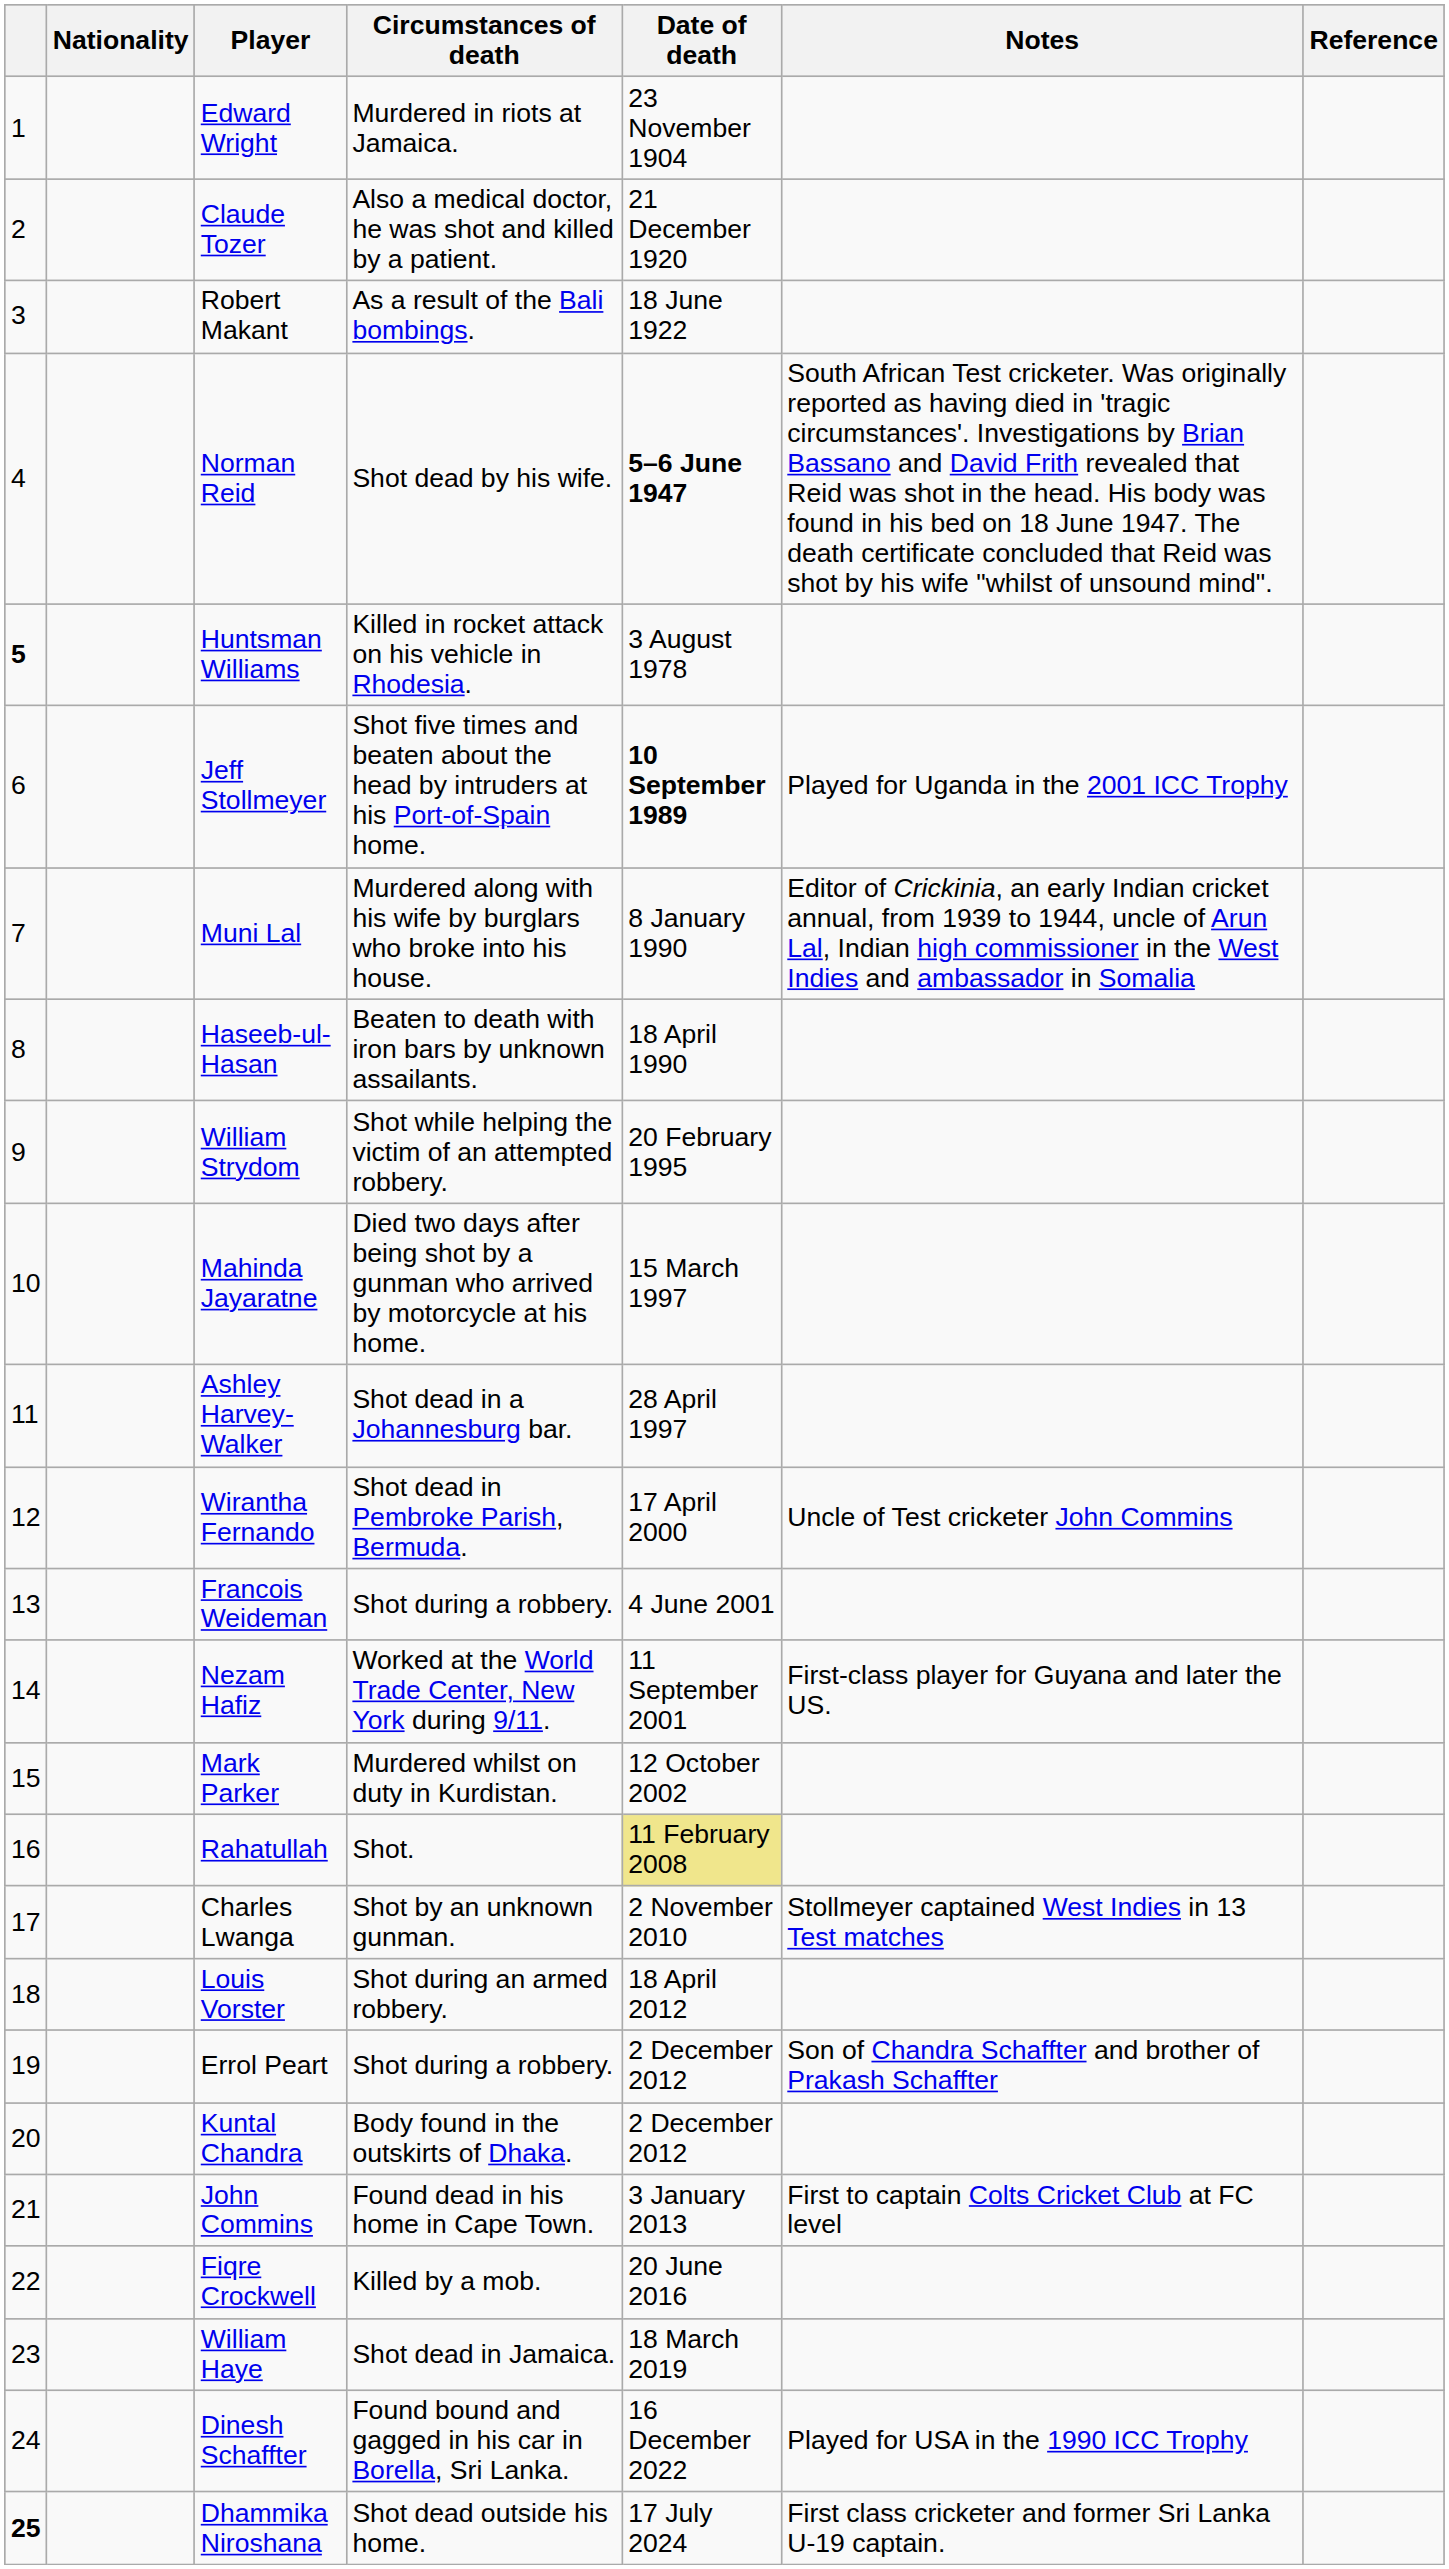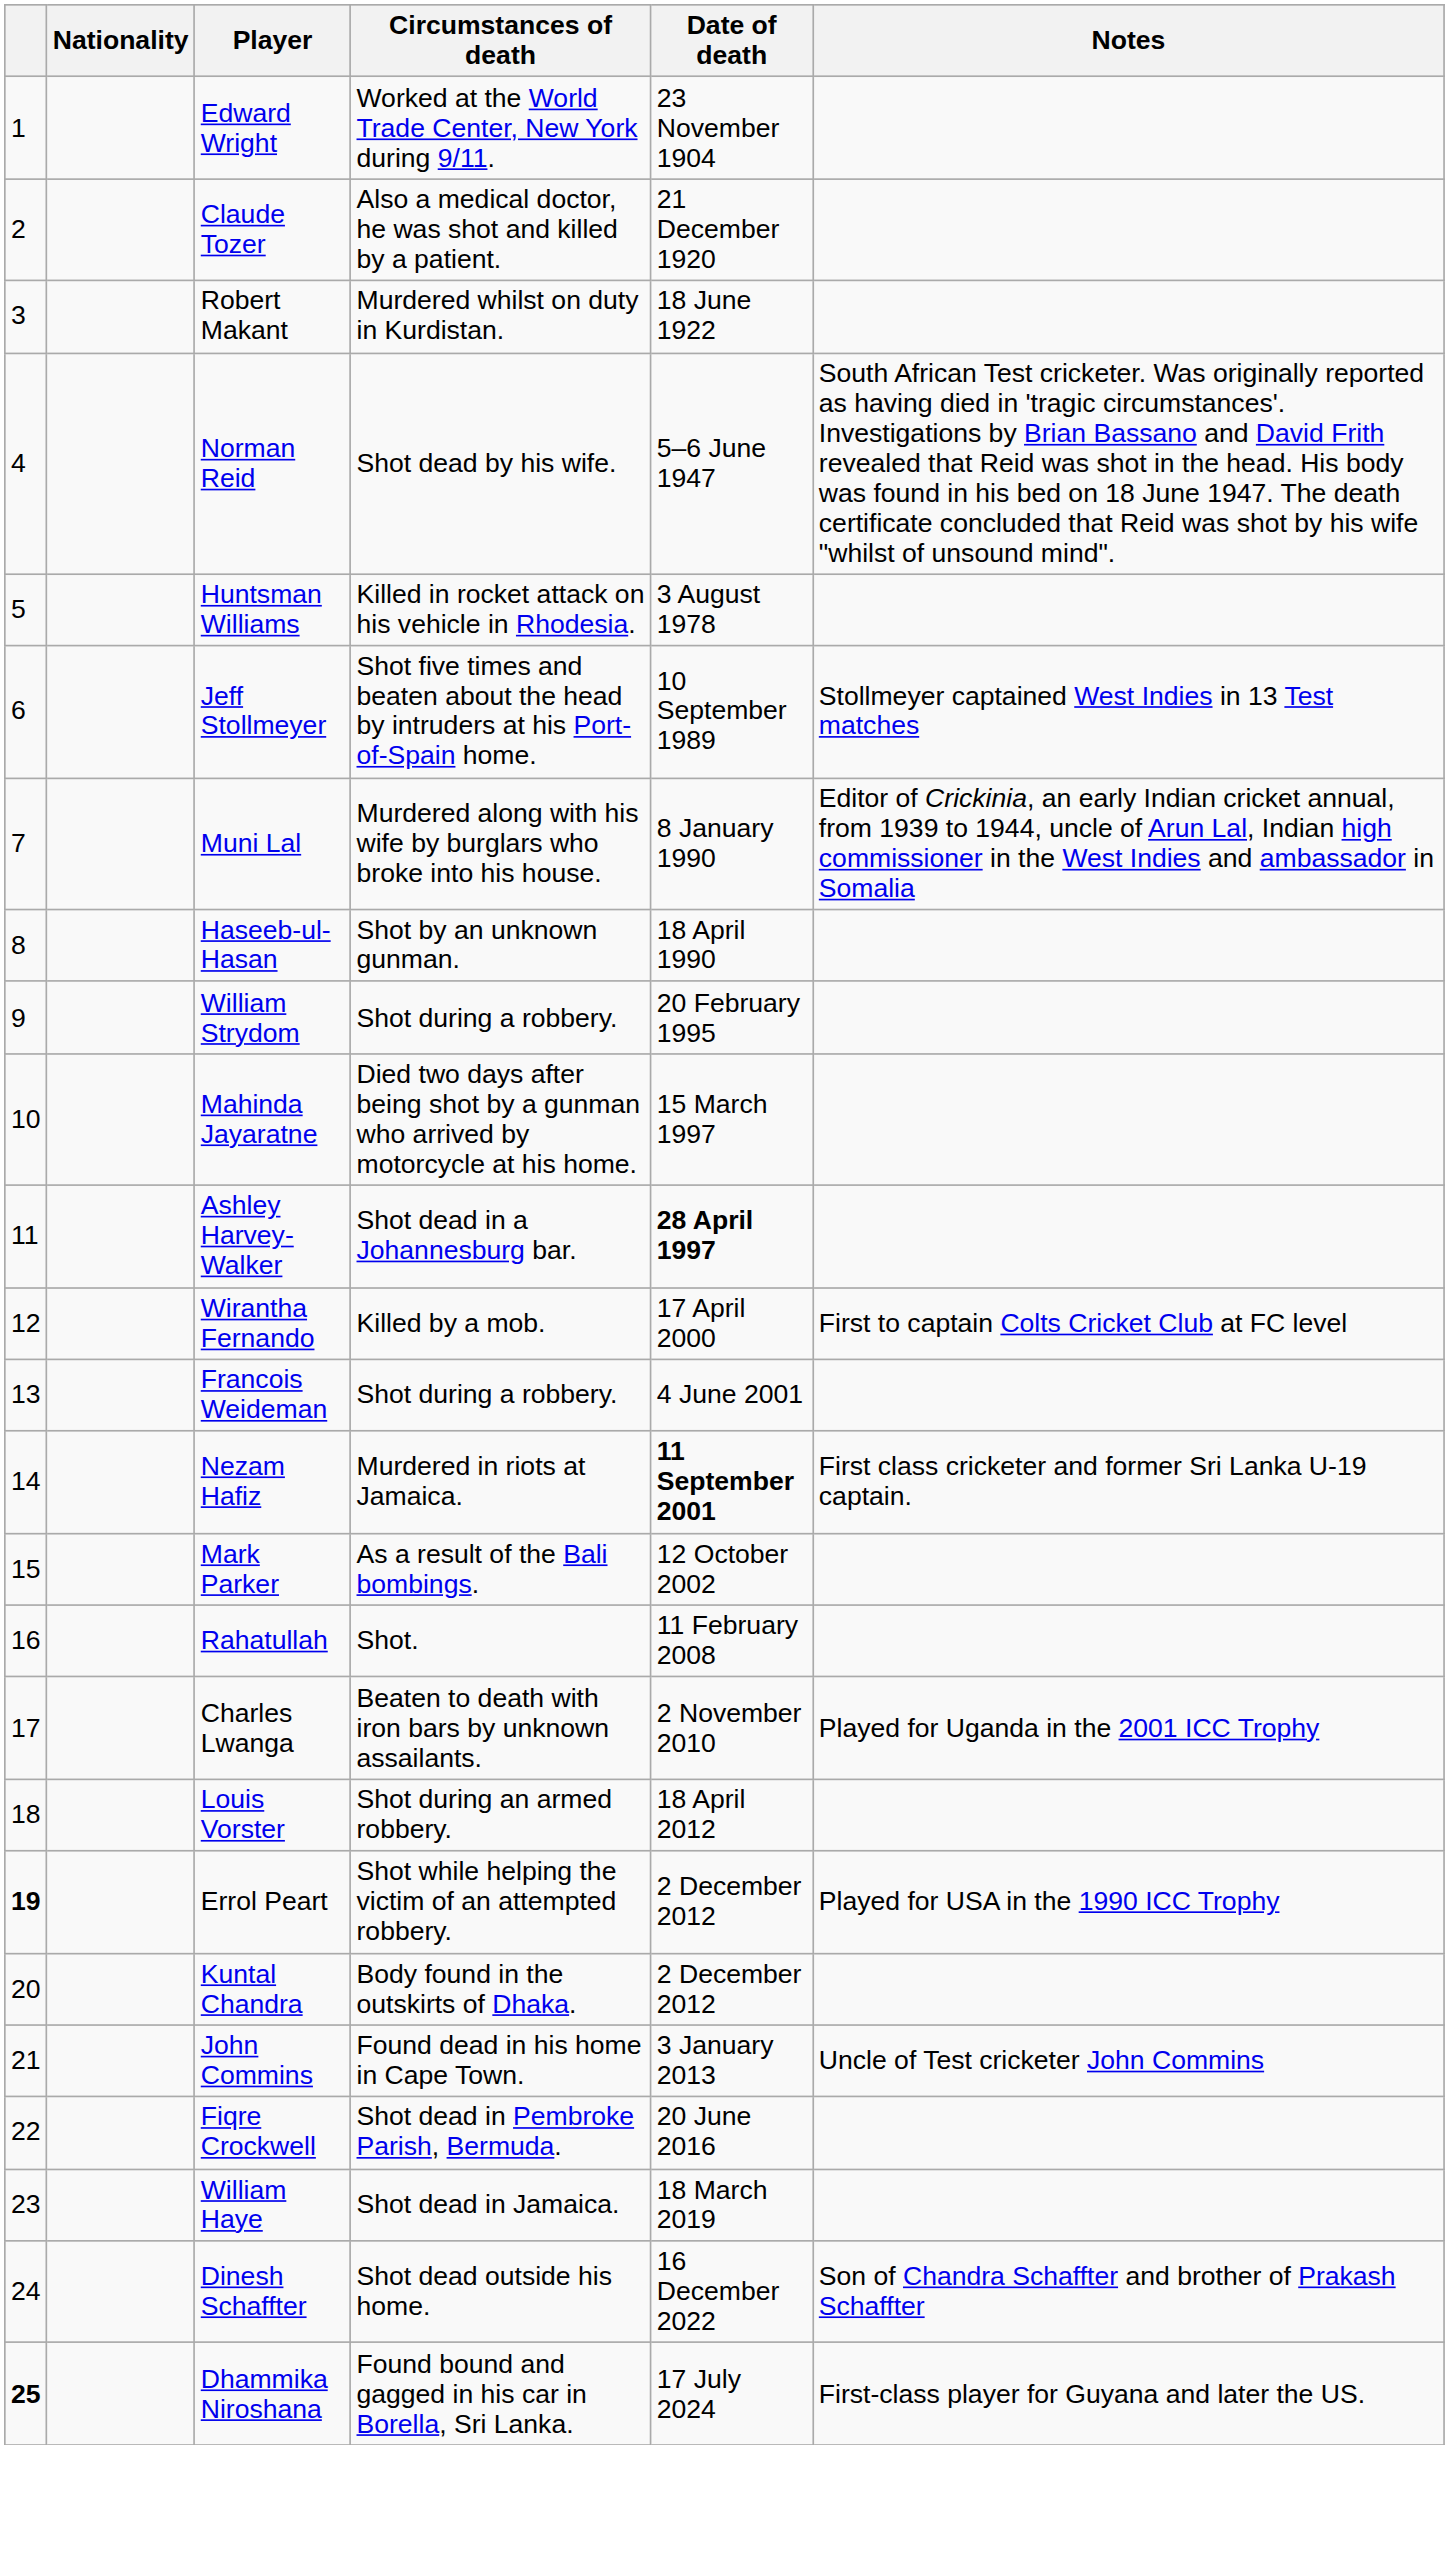- column: (1374, 40)
(467, 127) Murdered in riots at Jamaica. -> (497, 127) Worked at the World Trade Center, New York during 9/11.
(478, 316) As a result of the Bali bombings. -> (497, 316) Murdered whilst on duty in Kurdistan.
(685, 477) bold -> (711, 462) normal
(18, 654) bold -> (18, 609) normal
(697, 786) bold -> (722, 711) normal
(1038, 786) Played for Uganda in the 2001 ICC Trophy -> (1076, 711) Stollmeyer captained West Indies in 13 Test matches
(479, 1049) Beaten to death with iron bars by unknown assailants. -> (477, 945) Shot by an unknown gunman.
(482, 1151) Shot while helping the victim of an attempted robbery. -> (487, 1017) Shot during a robbery.
(673, 1415) normal -> (705, 1235) bold
(458, 1517) Shot dead in Pembroke Parish, Bermuda. -> (451, 1322) Killed by a mob.
(1010, 1517) Uncle of Test cricketer John Commins -> (1083, 1322) First to captain Colts Cricket Club at FC level
(473, 1690) Worked at the World Trade Center, New York during 9/11. -> (471, 1481) Murdered in riots at Jamaica.
(693, 1690) normal -> (725, 1481) bold
(1035, 1690) First-class player for Guyana and later the US. -> (1093, 1481) First class cricketer and former Sri Lanka U-19 captain.
(465, 1777) Murdered whilst on duty in Kurdistan. -> (482, 1568) As a result of the Bali bombings.
(699, 1849) khaki background -> (727, 1640) no background
(473, 1921) Shot by an unknown gunman. -> (483, 1727) Beaten to death with iron bars by unknown assailants.
(1017, 1921) Stollmeyer captained West Indies in 13 Test matches -> (1069, 1727) Played for Uganda in the 2001 ICC Trophy
(26, 2065) normal -> (26, 1901) bold
(483, 2065) Shot during a robbery. -> (486, 1901) Shot while helping the victim of an attempted robbery.
(1023, 2065) Son of Chandra Schaffter and brother of Prakash Schaffter -> (1049, 1901) Played for USA in the 1990 ICC Trophy
(1020, 2209) First to captain Colts Cricket Club at FC level -> (1041, 2060) Uncle of Test cricketer John Commins
(447, 2281) Killed by a mob. -> (495, 2132) Shot dead in Pembroke Parish, Bermuda.
(468, 2440) Found bound and gagged in his car in Borella, Sri Lanka. -> (484, 2291) Shot dead outside his home.
(1018, 2440) Played for USA in the 1990 ICC Trophy -> (1107, 2291) Son of Chandra Schaffter and brother of Prakash Schaffter
(480, 2527) Shot dead outside his home. -> (472, 2393) Found bound and gagged in his car in Borella, Sri Lanka.
(1029, 2527) First class cricketer and former Sri Lanka U-19 captain. -> (1092, 2393) First-class player for Guyana and later the US.
